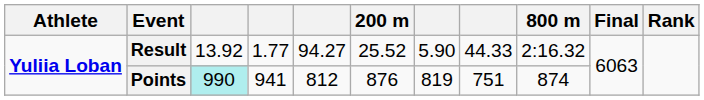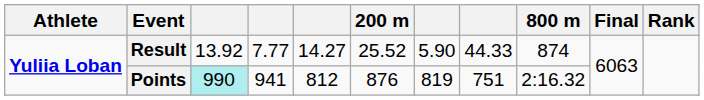(271, 50) 1.77 -> (271, 50) 7.77
(322, 50) 94.27 -> (322, 50) 14.27
(553, 50) 2:16.32 -> (553, 50) 874
(553, 81) 874 -> (553, 81) 2:16.32
